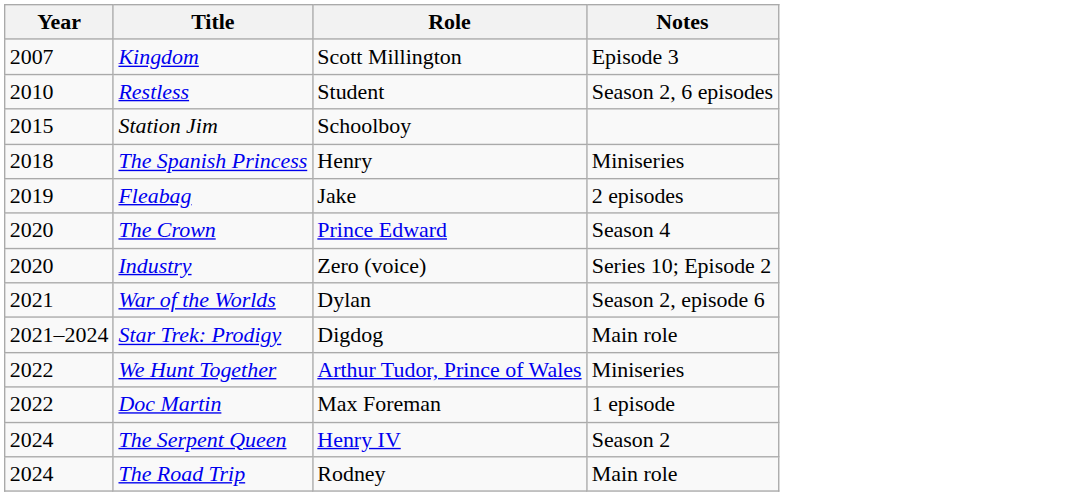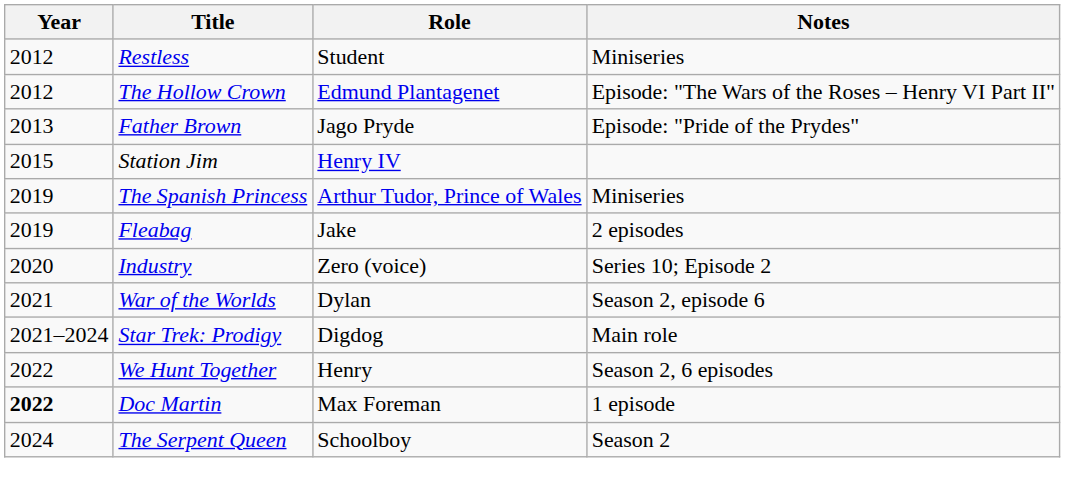- row: (159, 56)
(32, 91) 2010 -> (32, 56) 2012
(682, 91) Season 2, 6 episodes -> (638, 56) Miniseries
+ row: (202, 91)
+ row: (180, 126)
(364, 126) Schoolboy -> (359, 160) Henry IV
(32, 160) 2018 -> (32, 195) 2019
(345, 160) Henry -> (449, 195) Arthur Tudor, Prince of Wales
- row: (167, 230)
(449, 369) Arthur Tudor, Prince of Wales -> (345, 369) Henry
(638, 369) Miniseries -> (682, 369) Season 2, 6 episodes
(32, 404) normal -> (32, 404) bold
(359, 439) Henry IV -> (364, 439) Schoolboy
- row: (182, 473)
